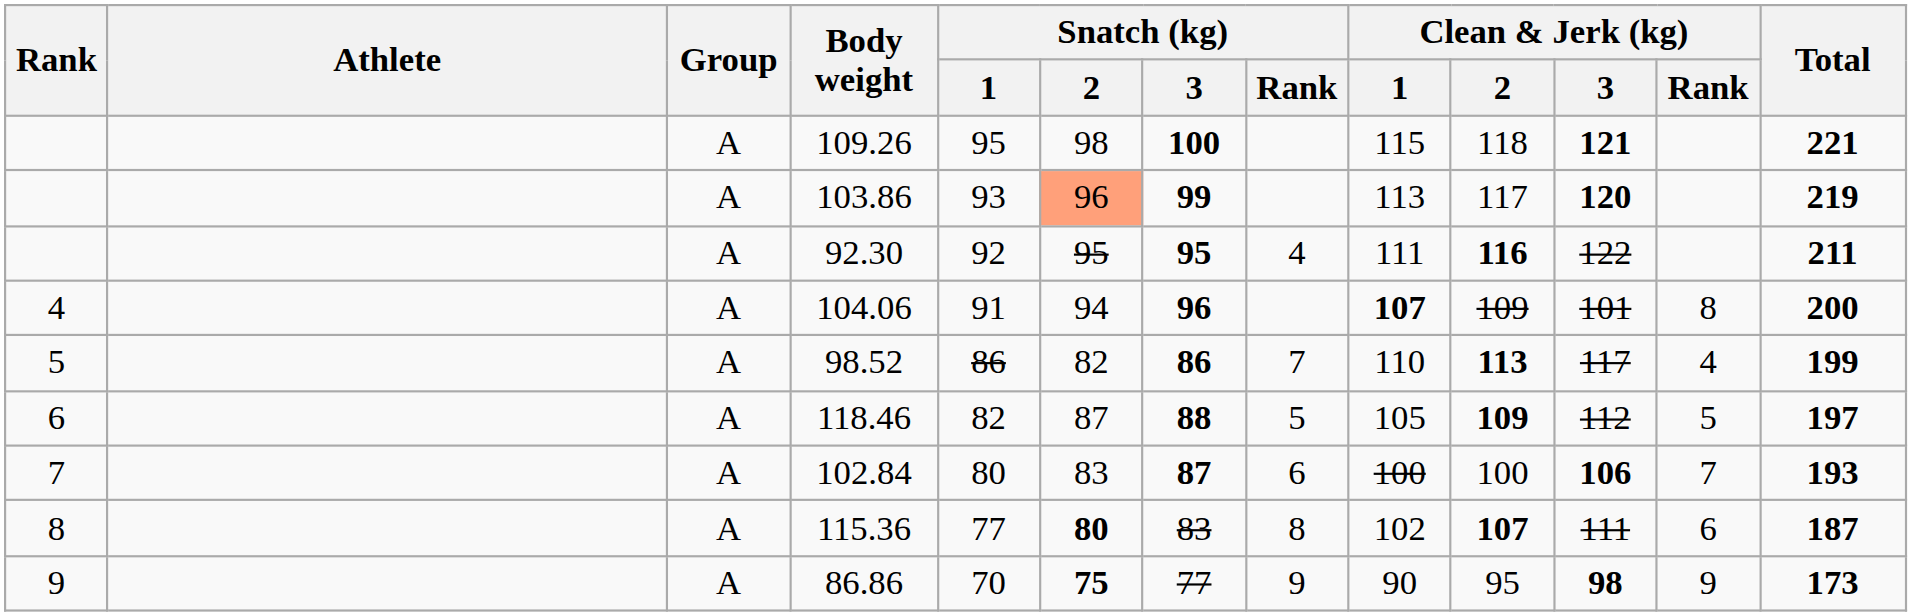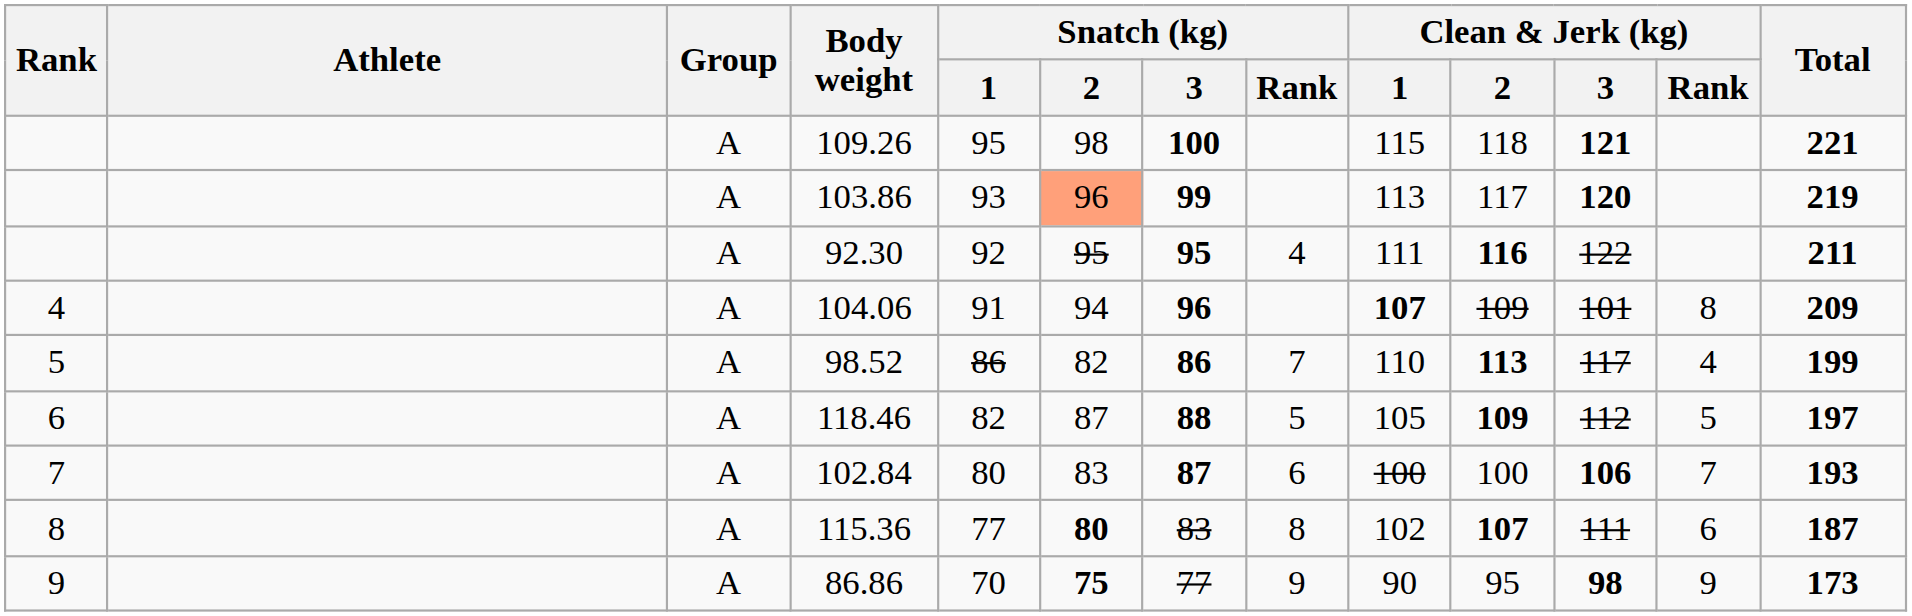(1833, 307) 200 -> (1833, 307) 209
